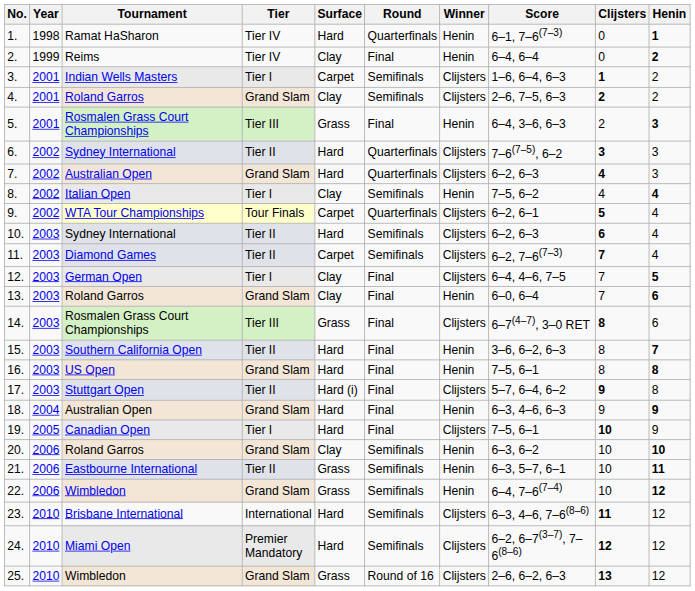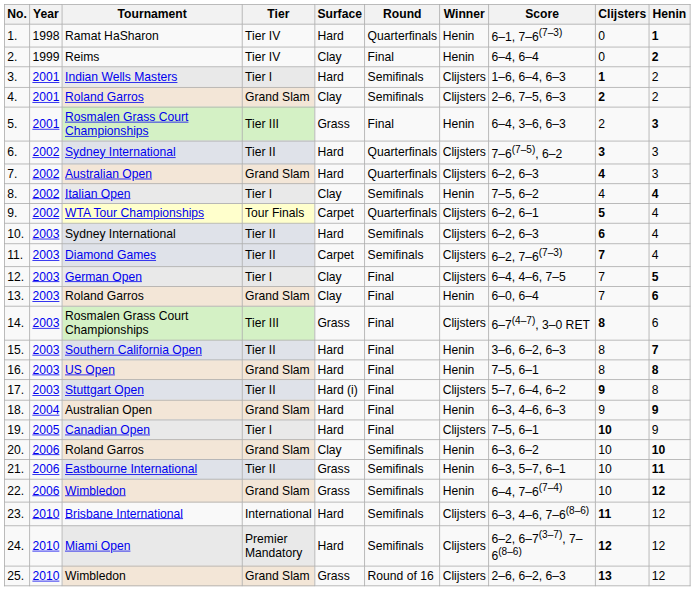(336, 77) Carpet -> (331, 77) Hard
